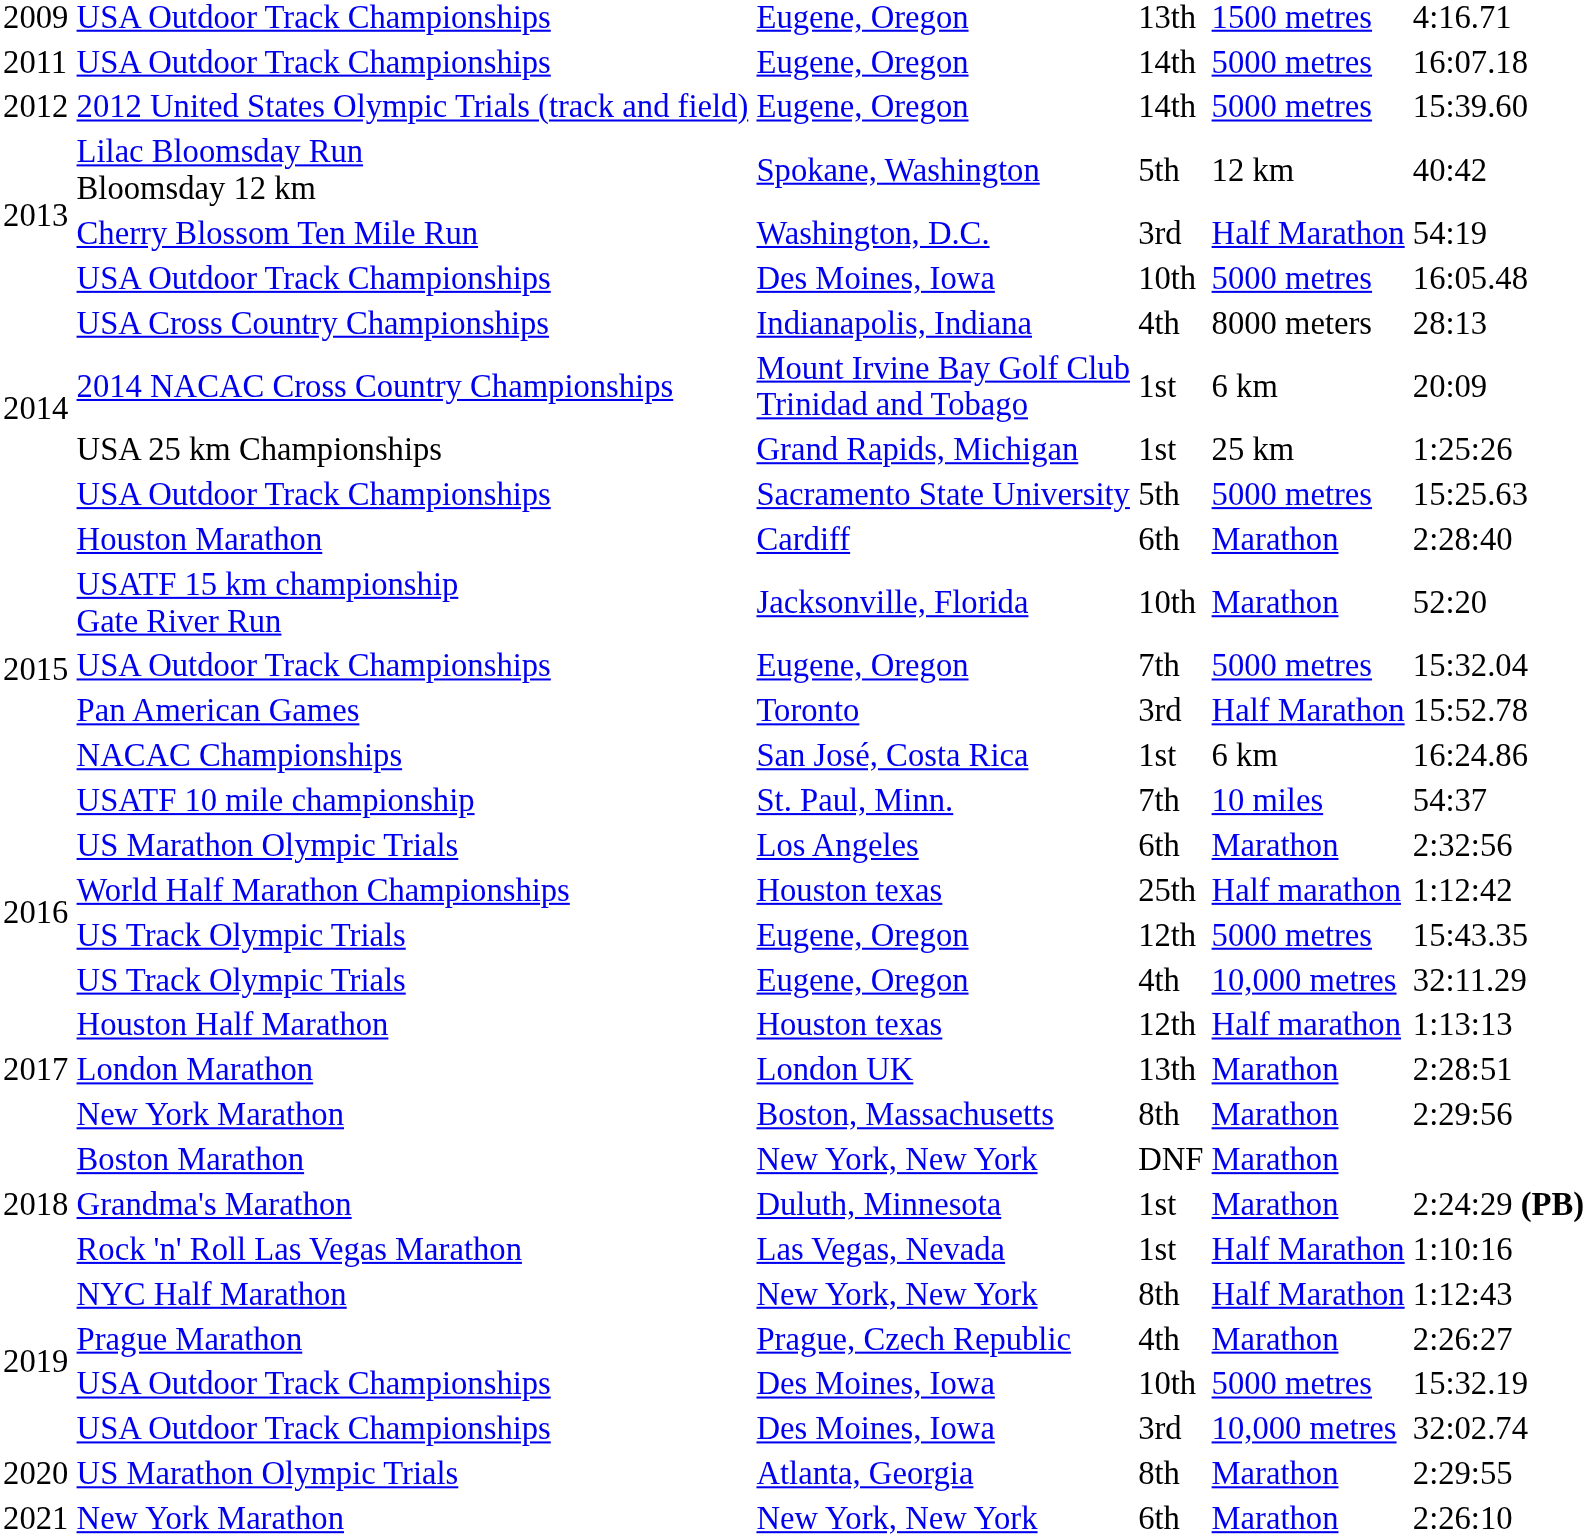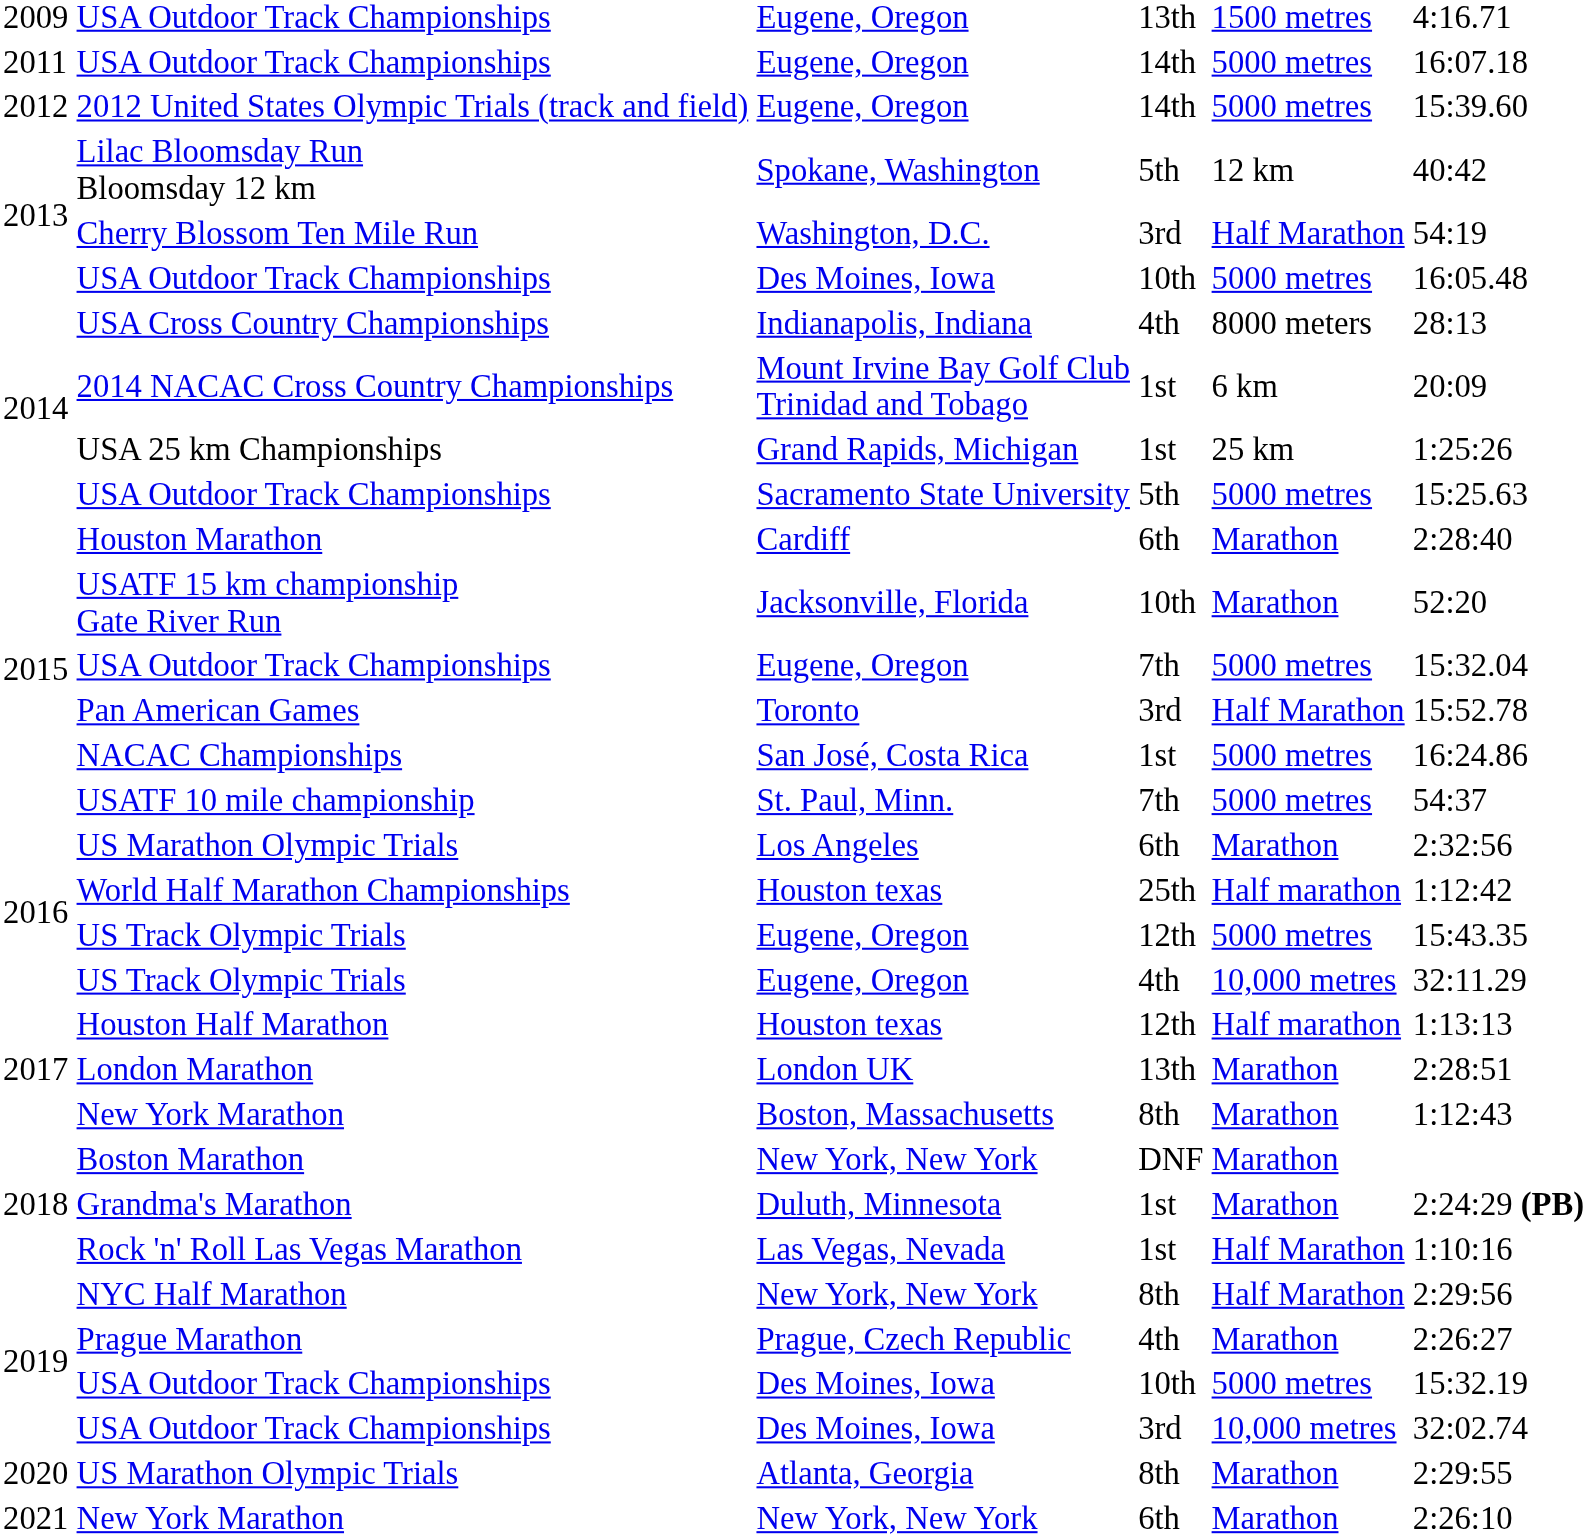(1245, 755) 6 km -> (1292, 755) 5000 metres
(1267, 800) 10 miles -> (1292, 800) 5000 metres
(1463, 1114) 2:29:56 -> (1463, 1114) 1:12:43
(1463, 1294) 1:12:43 -> (1463, 1294) 2:29:56
